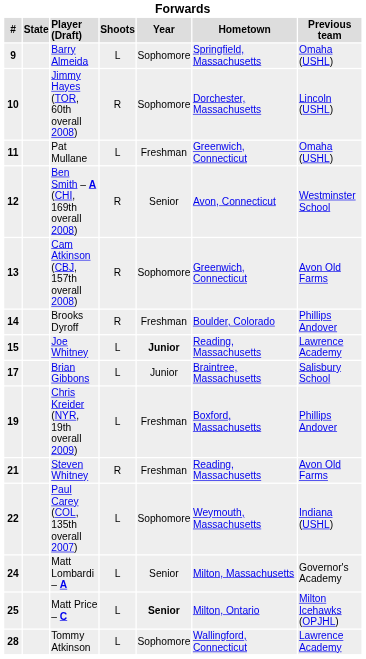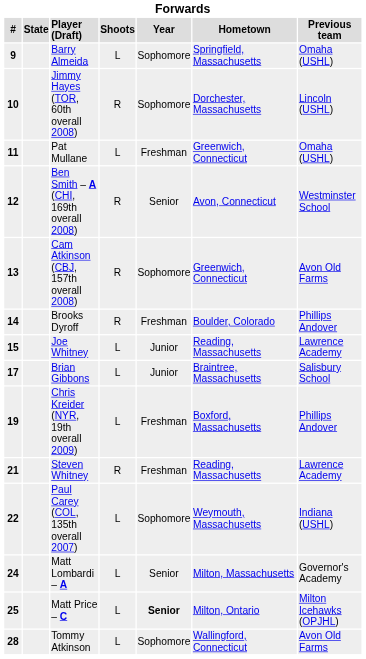(164, 347) bold -> (164, 347) normal
(320, 470) Avon Old Farms -> (321, 470) Lawrence Academy
(321, 642) Lawrence Academy -> (320, 642) Avon Old Farms
